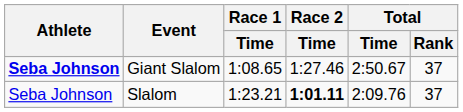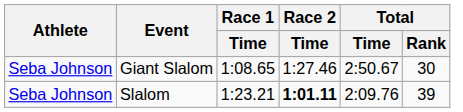(64, 69) bold -> (60, 69) normal
(433, 69) 37 -> (426, 69) 30
(433, 95) 37 -> (426, 95) 39
